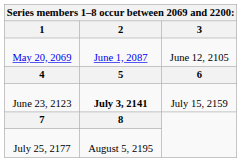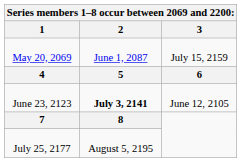(199, 58) June 12, 2105 -> (199, 58) July 15, 2159
(199, 103) July 15, 2159 -> (199, 103) June 12, 2105
